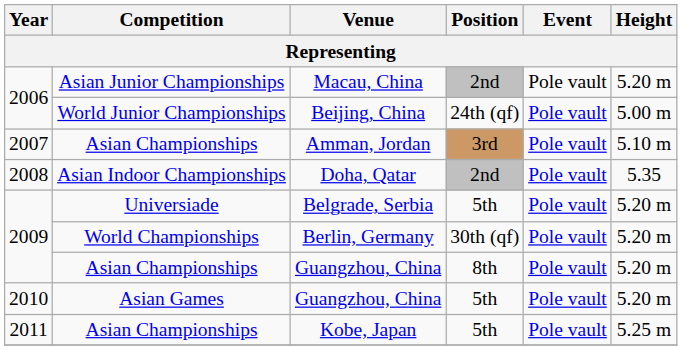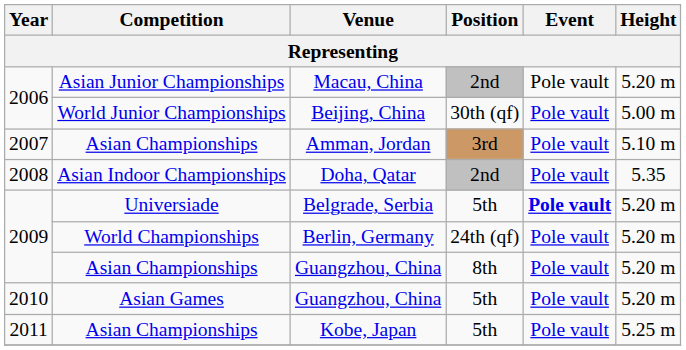(485, 112) 24th (qf) -> (485, 112) 30th (qf)
(567, 205) normal -> (570, 205) bold
(485, 236) 30th (qf) -> (485, 236) 24th (qf)
